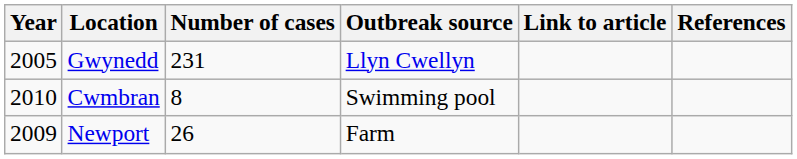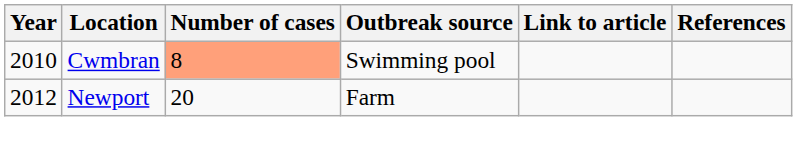- row: (113, 60)
(176, 97) no background -> (176, 60) lightsalmon background
(33, 134) 2009 -> (33, 97) 2012
(182, 134) 26 -> (182, 97) 20
